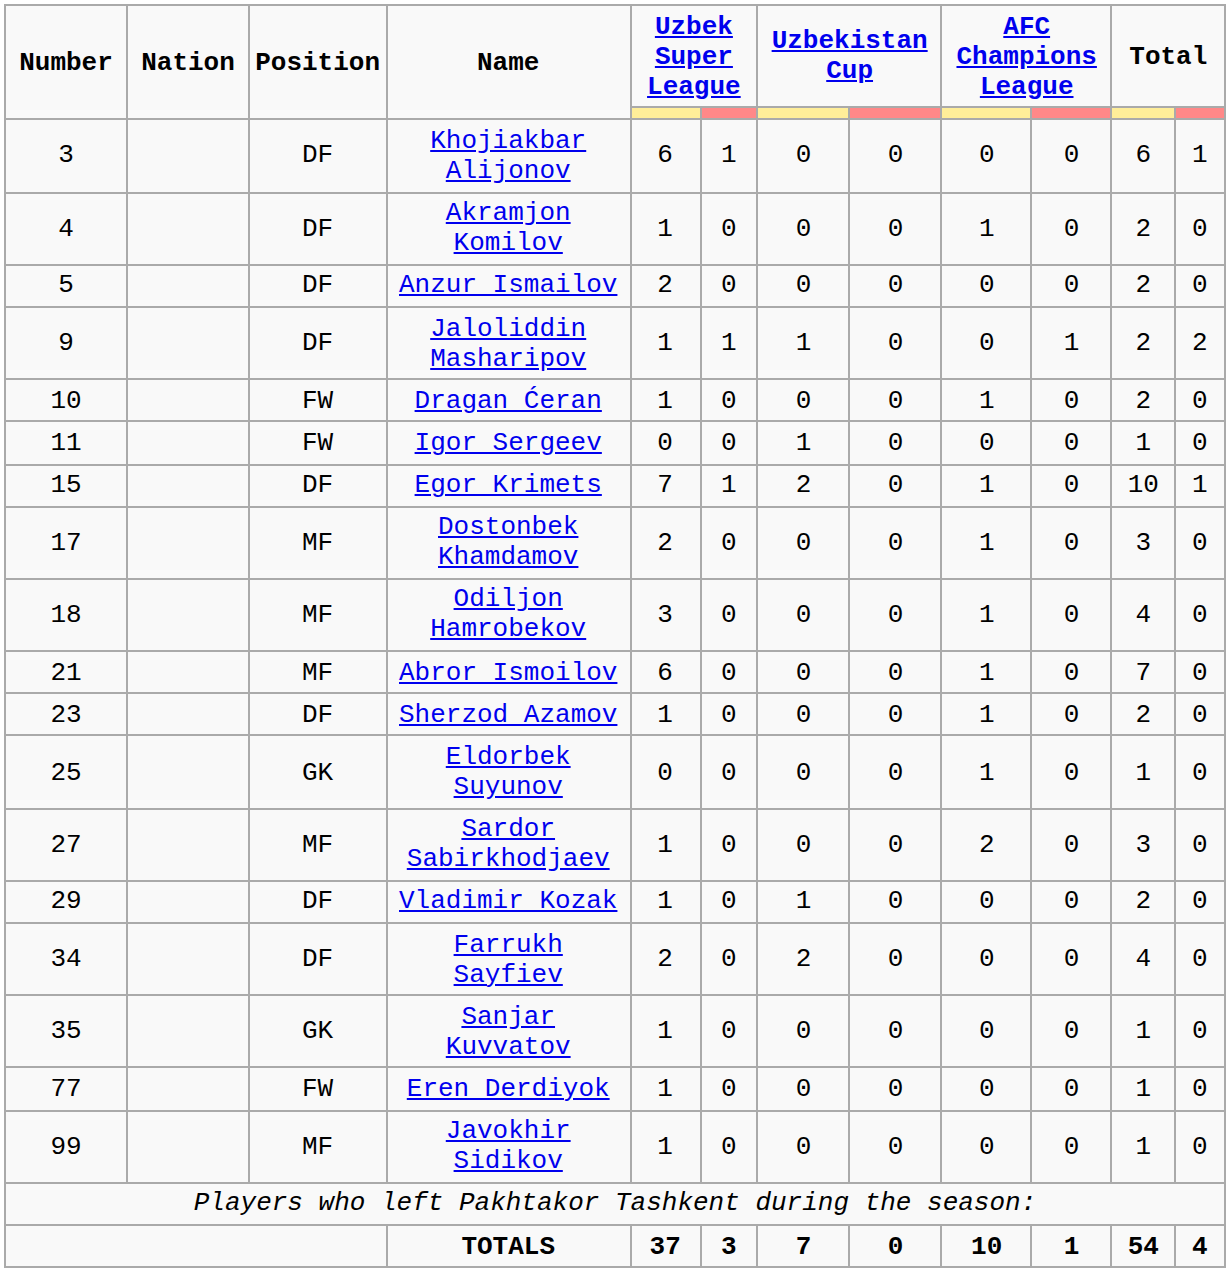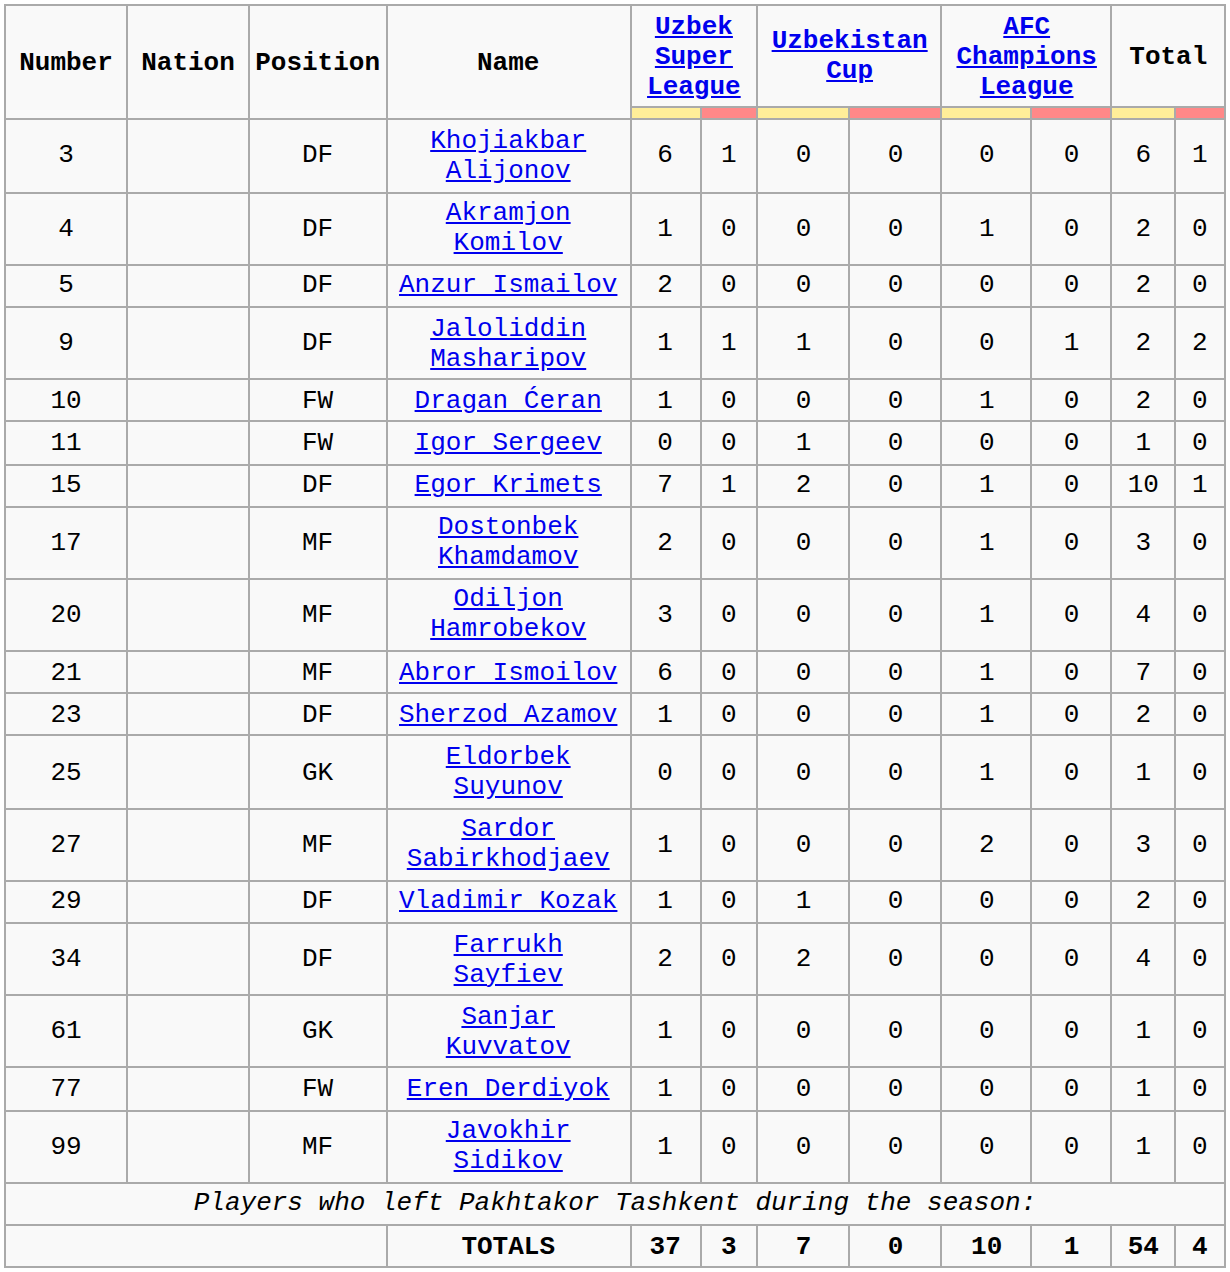(66, 615) 18 -> (66, 615) 20
(66, 1032) 35 -> (66, 1032) 61
